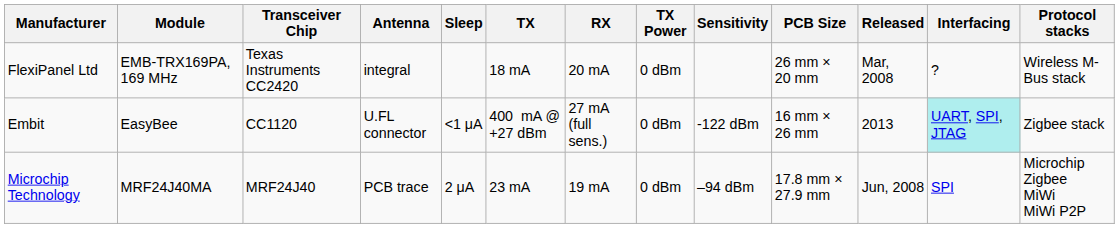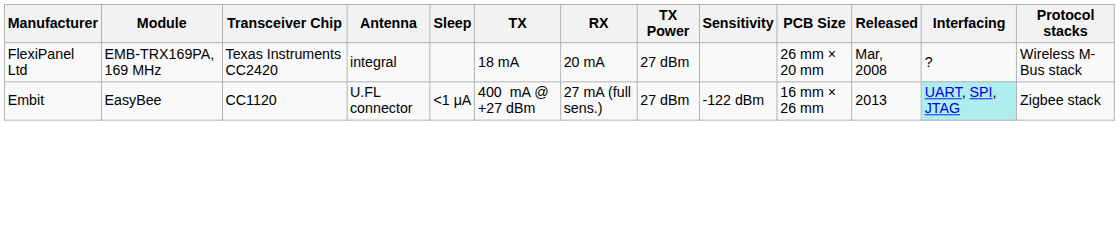(661, 70) 0 dBm -> (665, 62) 27 dBm
(661, 125) 0 dBm -> (665, 101) 27 dBm
- row: (44, 187)
